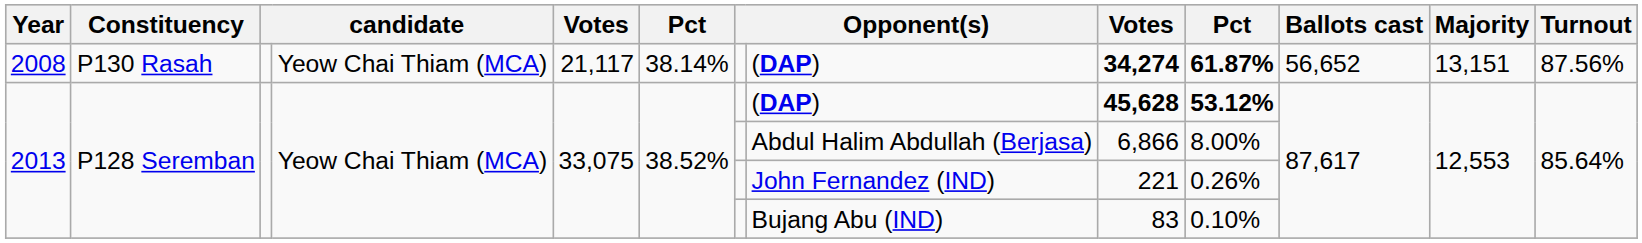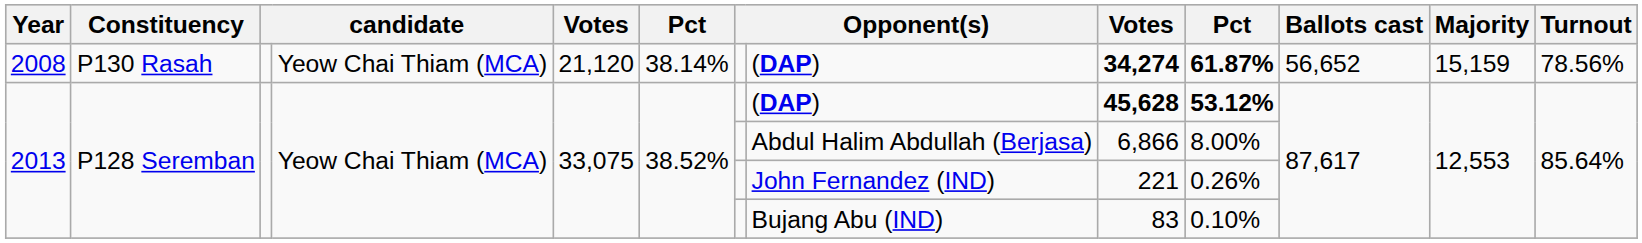(597, 63) 21,117 -> (596, 63) 21,120
(1472, 63) 13,151 -> (1472, 63) 15,159
(1582, 63) 87.56% -> (1582, 63) 78.56%
